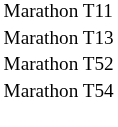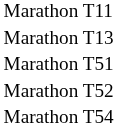+ row: (59, 64)
